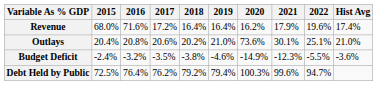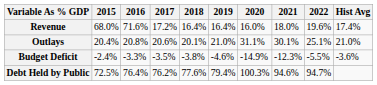(252, 27) 16.2% -> (252, 27) 16.0%
(286, 27) 17.9% -> (286, 27) 18.0%
(194, 42) 20.2% -> (194, 42) 20.1%
(252, 42) 73.6% -> (252, 42) 31.1%
(135, 57) -3.2% -> (135, 57) -3.3%
(194, 73) 79.2% -> (194, 73) 77.6%
(286, 73) 99.6% -> (286, 73) 94.6%
